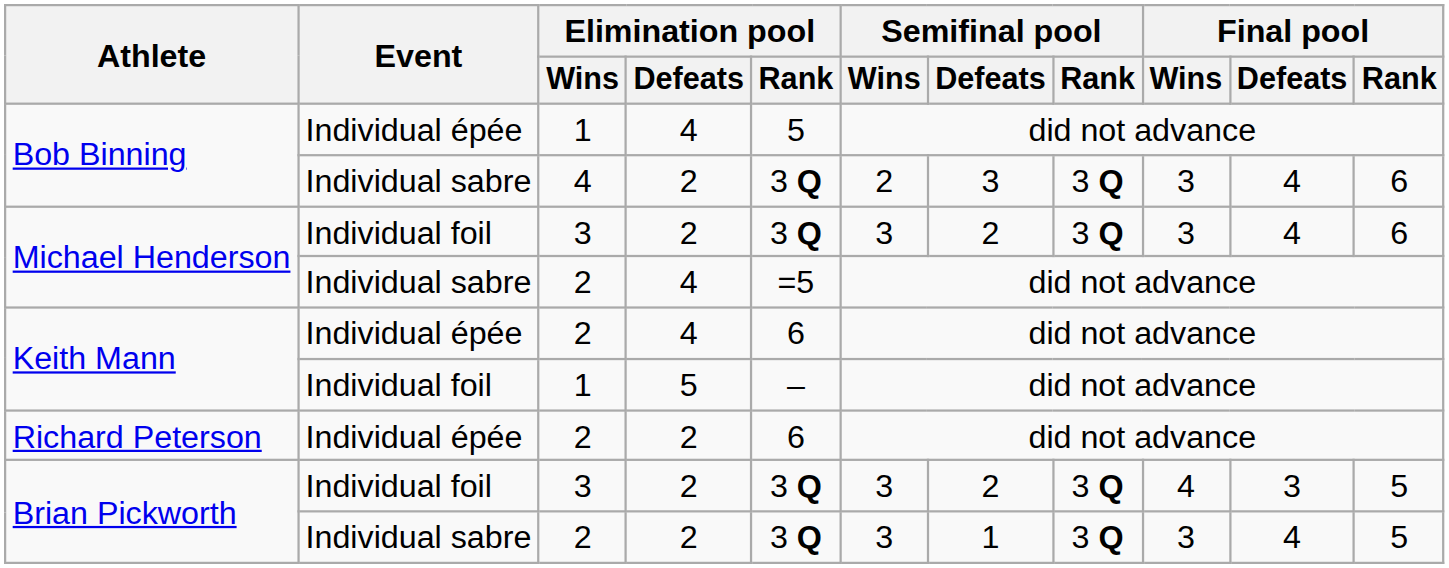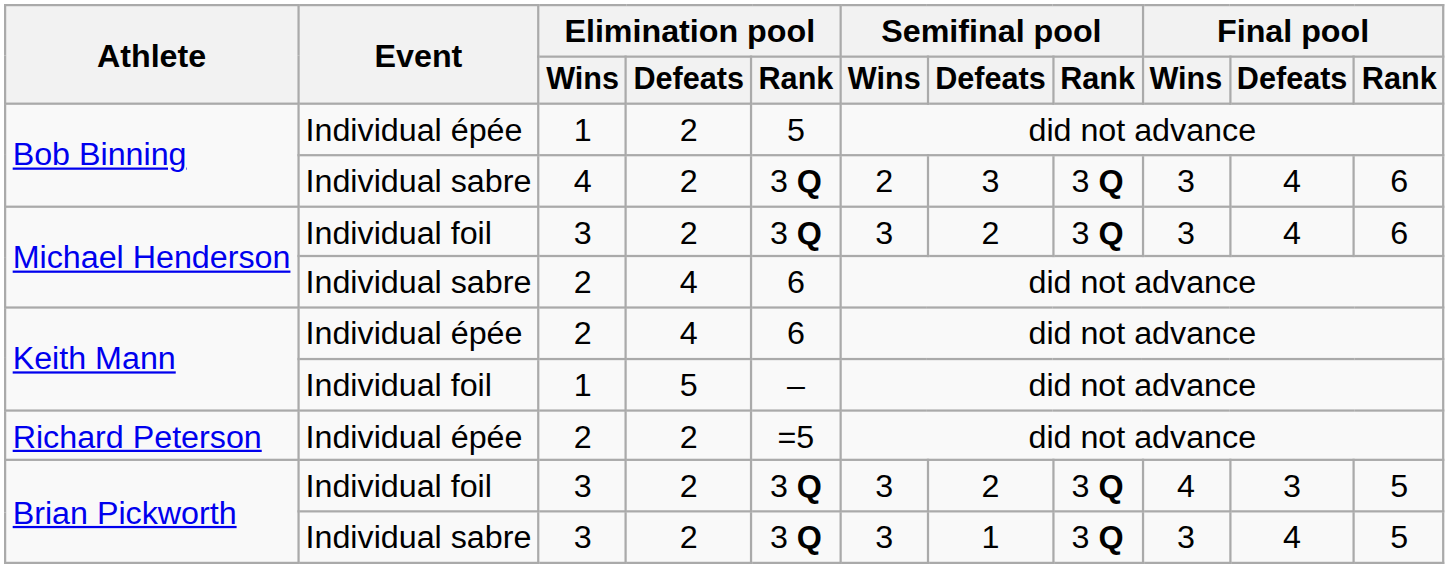(689, 130) 4 -> (689, 130) 2
(796, 283) =5 -> (796, 283) 6
(796, 436) 6 -> (796, 436) =5
(583, 538) 2 -> (583, 538) 3
